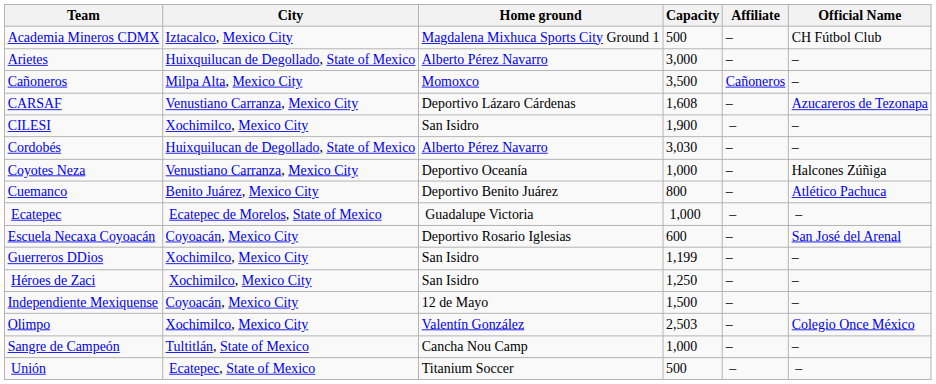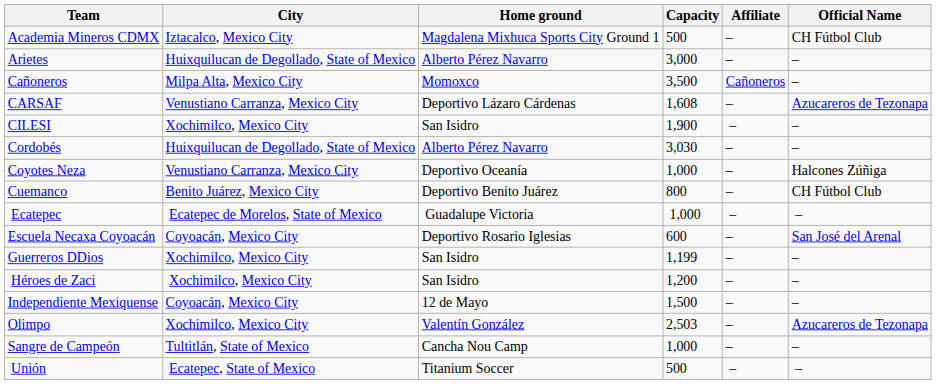(839, 192) Atlético Pachuca -> (837, 192) CH Fútbol Club
(682, 280) 1,250 -> (682, 280) 1,200
(853, 324) Colegio Once México -> (860, 324) Azucareros de Tezonapa
